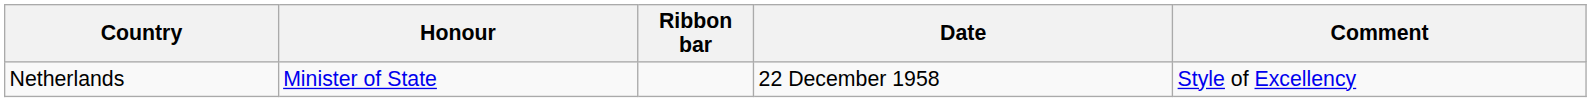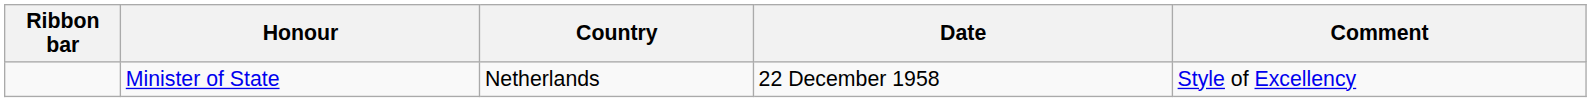columns swapped: (696, 33) <-> (141, 33)
